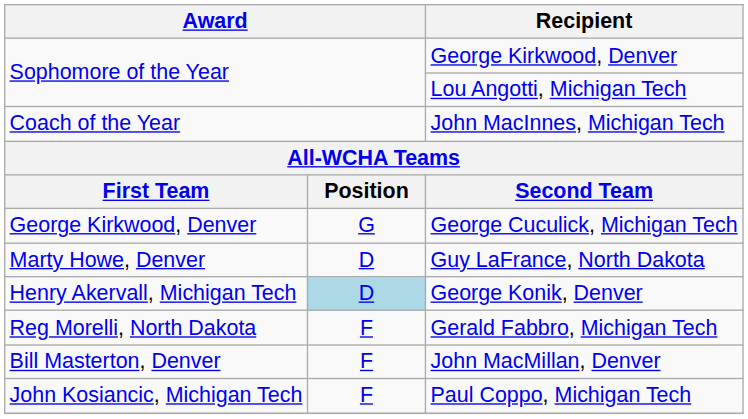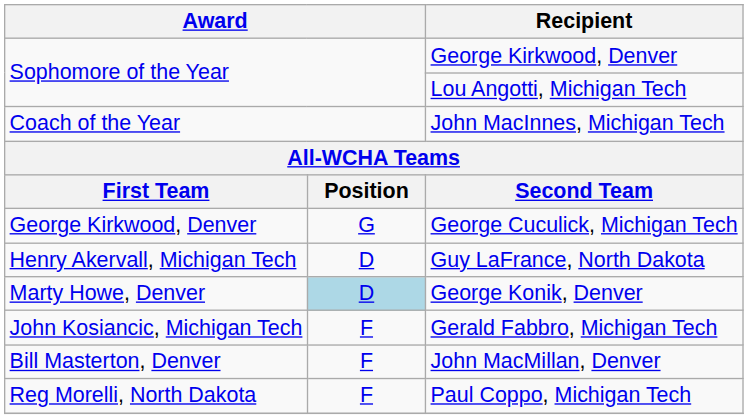(107, 259) Marty Howe, Denver -> (153, 259) Henry Akervall, Michigan Tech
(153, 293) Henry Akervall, Michigan Tech -> (107, 293) Marty Howe, Denver
(133, 327) Reg Morelli, North Dakota -> (156, 327) John Kosiancic, Michigan Tech
(156, 395) John Kosiancic, Michigan Tech -> (133, 395) Reg Morelli, North Dakota
